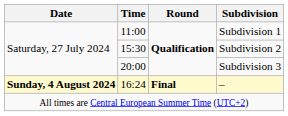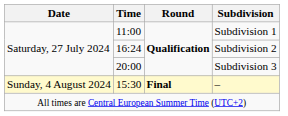(133, 48) 15:30 -> (129, 48) 16:24
(61, 84) bold -> (59, 84) normal
(133, 84) 16:24 -> (129, 84) 15:30
